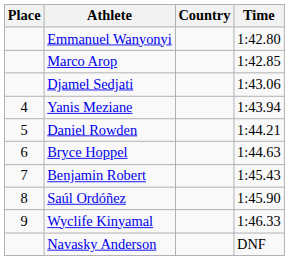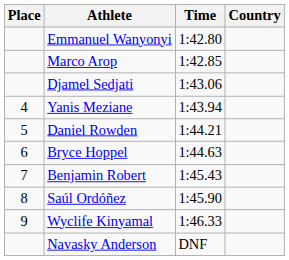columns swapped: (204, 15) <-> (259, 15)
